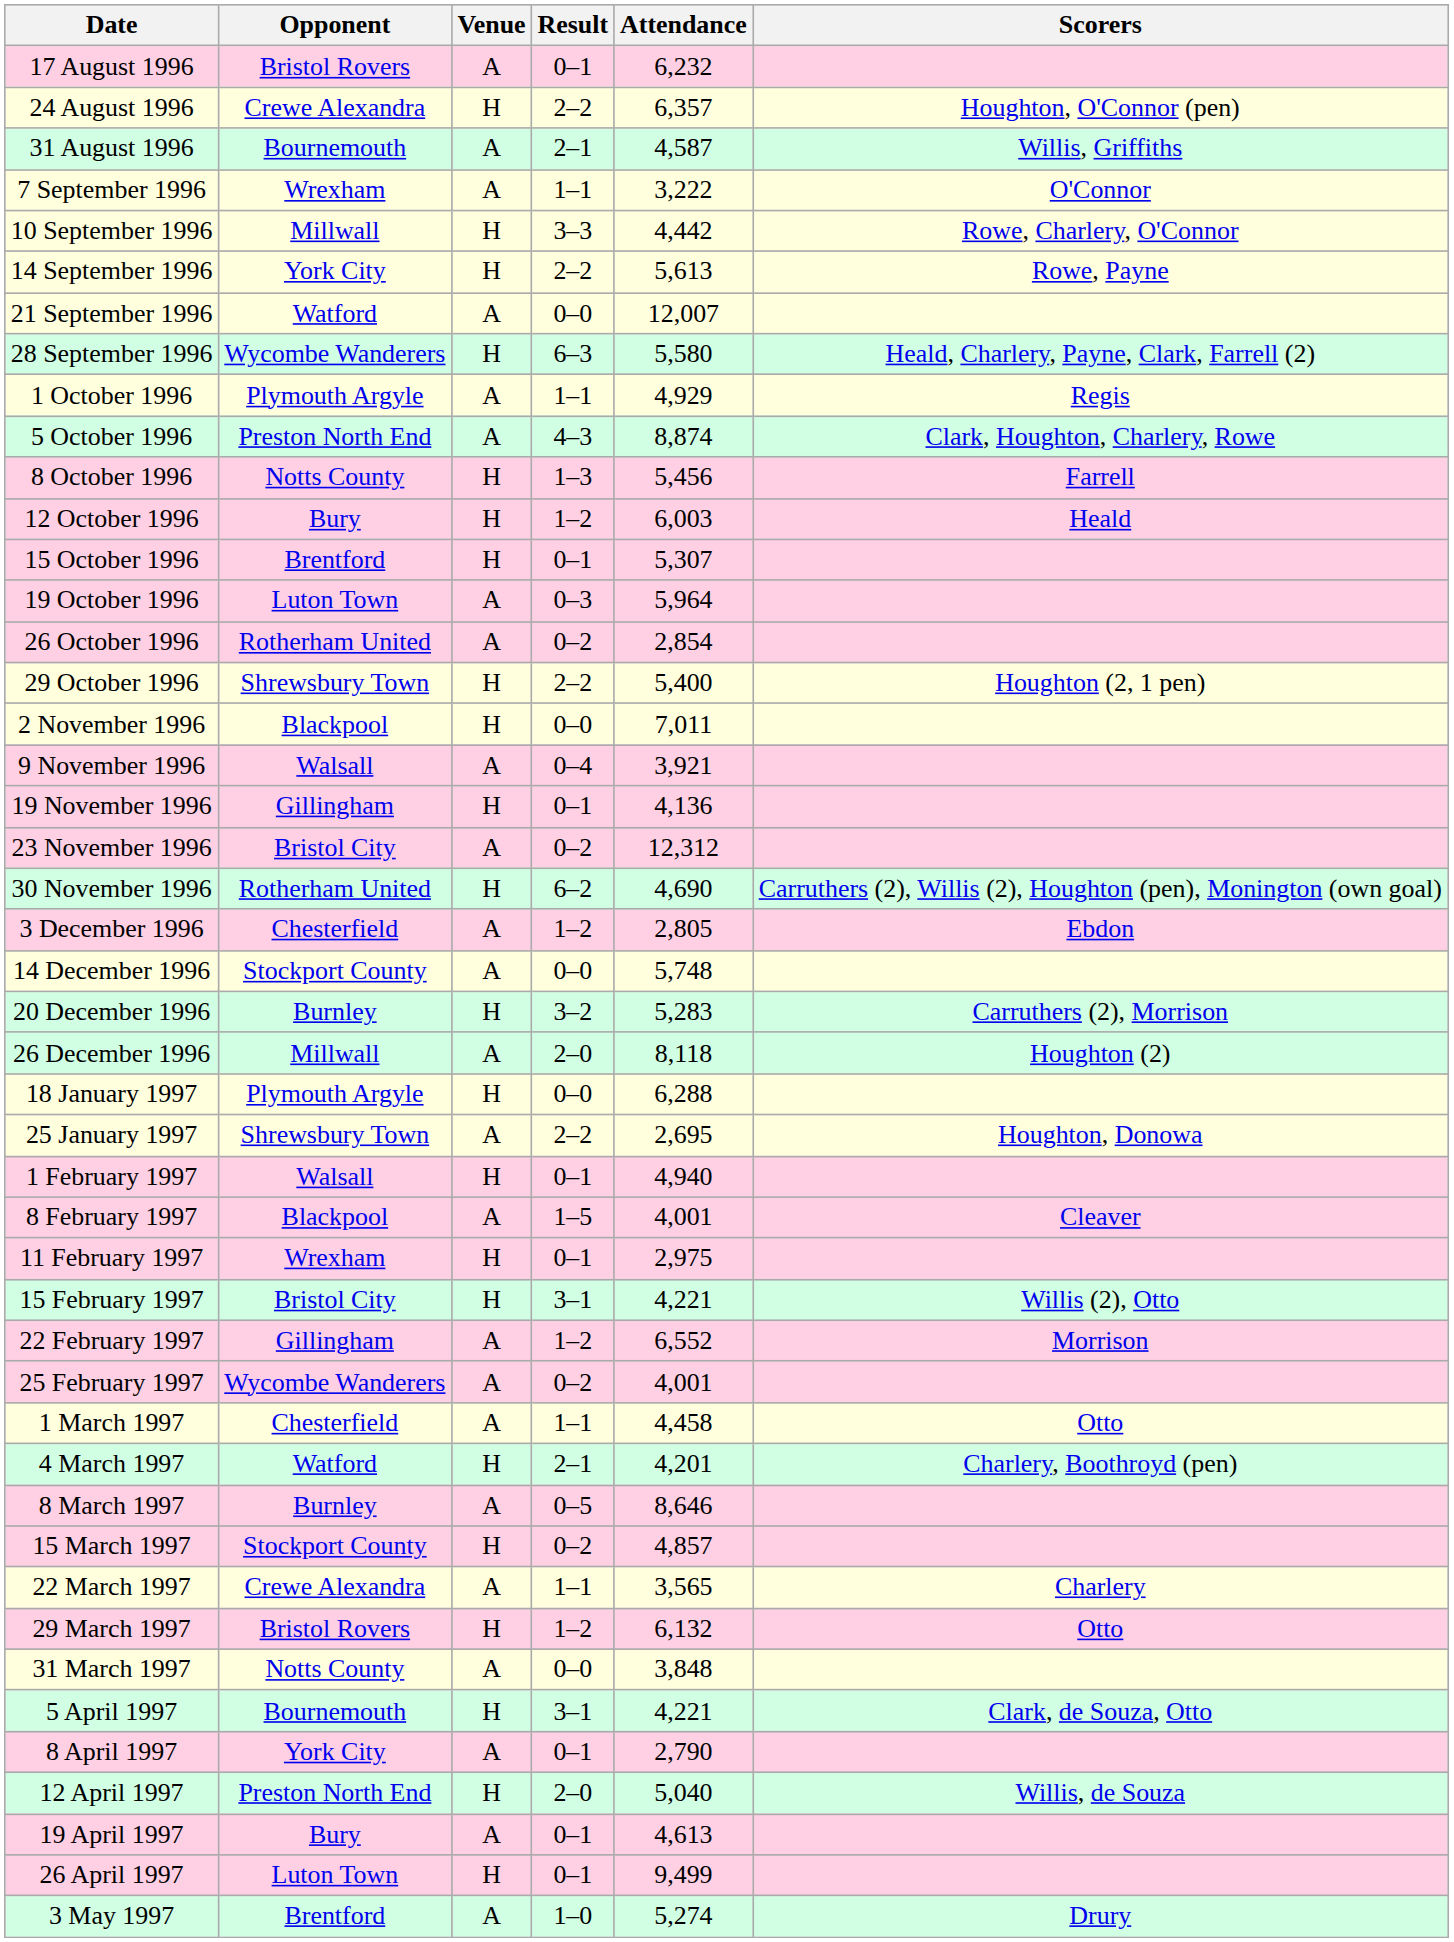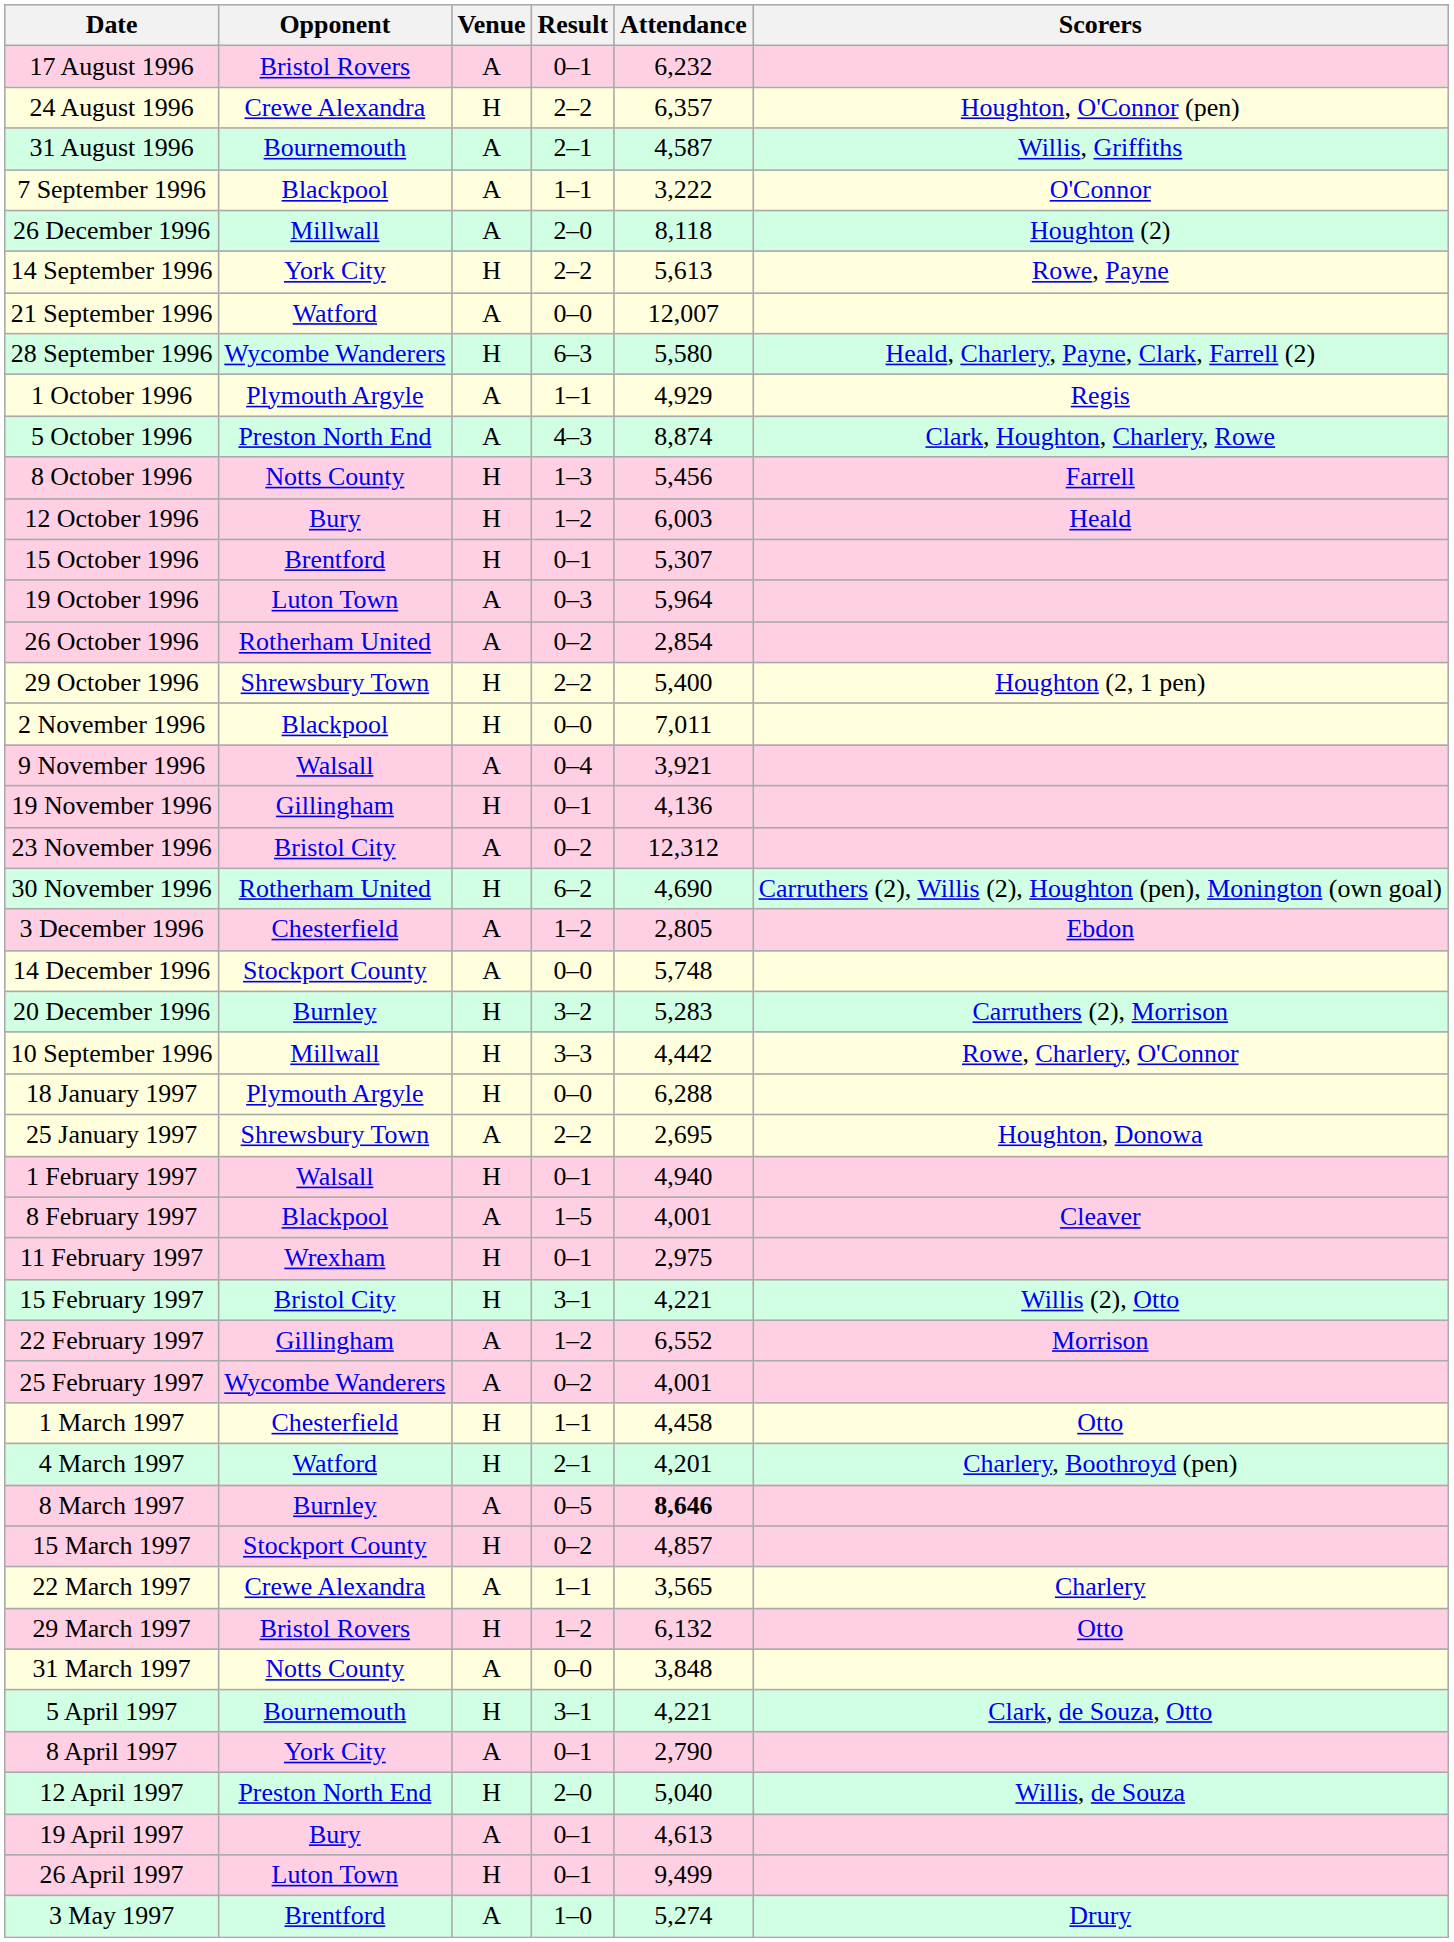(335, 189) Wrexham -> (335, 189) Blackpool
rows swapped: (112, 230) <-> (112, 1052)
(491, 1422) A -> (491, 1422) H
(683, 1504) normal -> (683, 1504) bold
